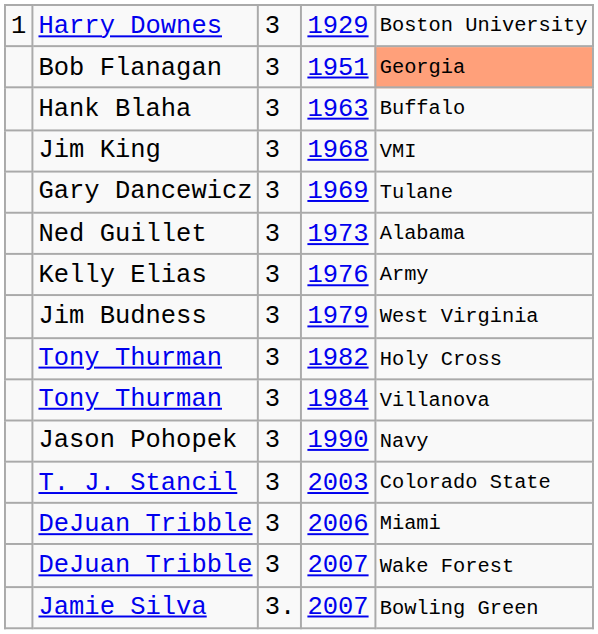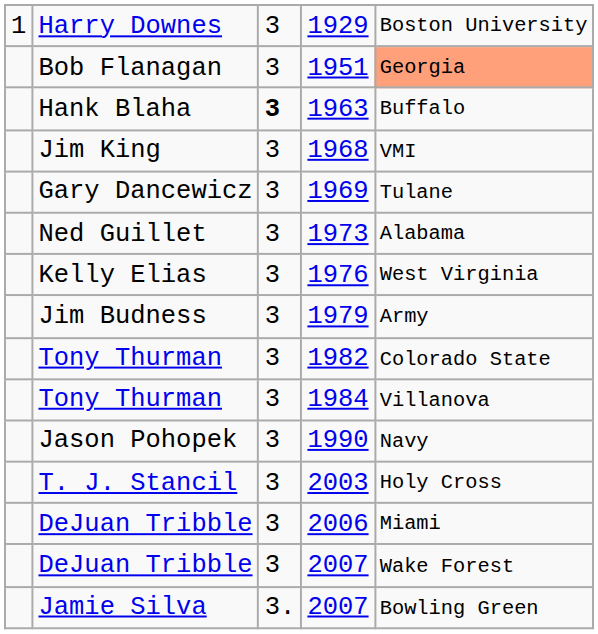(272, 109) normal -> (272, 109) bold
(404, 275) Army -> (459, 275) West Virginia
(459, 316) West Virginia -> (404, 316) Army
(441, 358) Holy Cross -> (465, 358) Colorado State
(465, 483) Colorado State -> (441, 483) Holy Cross
